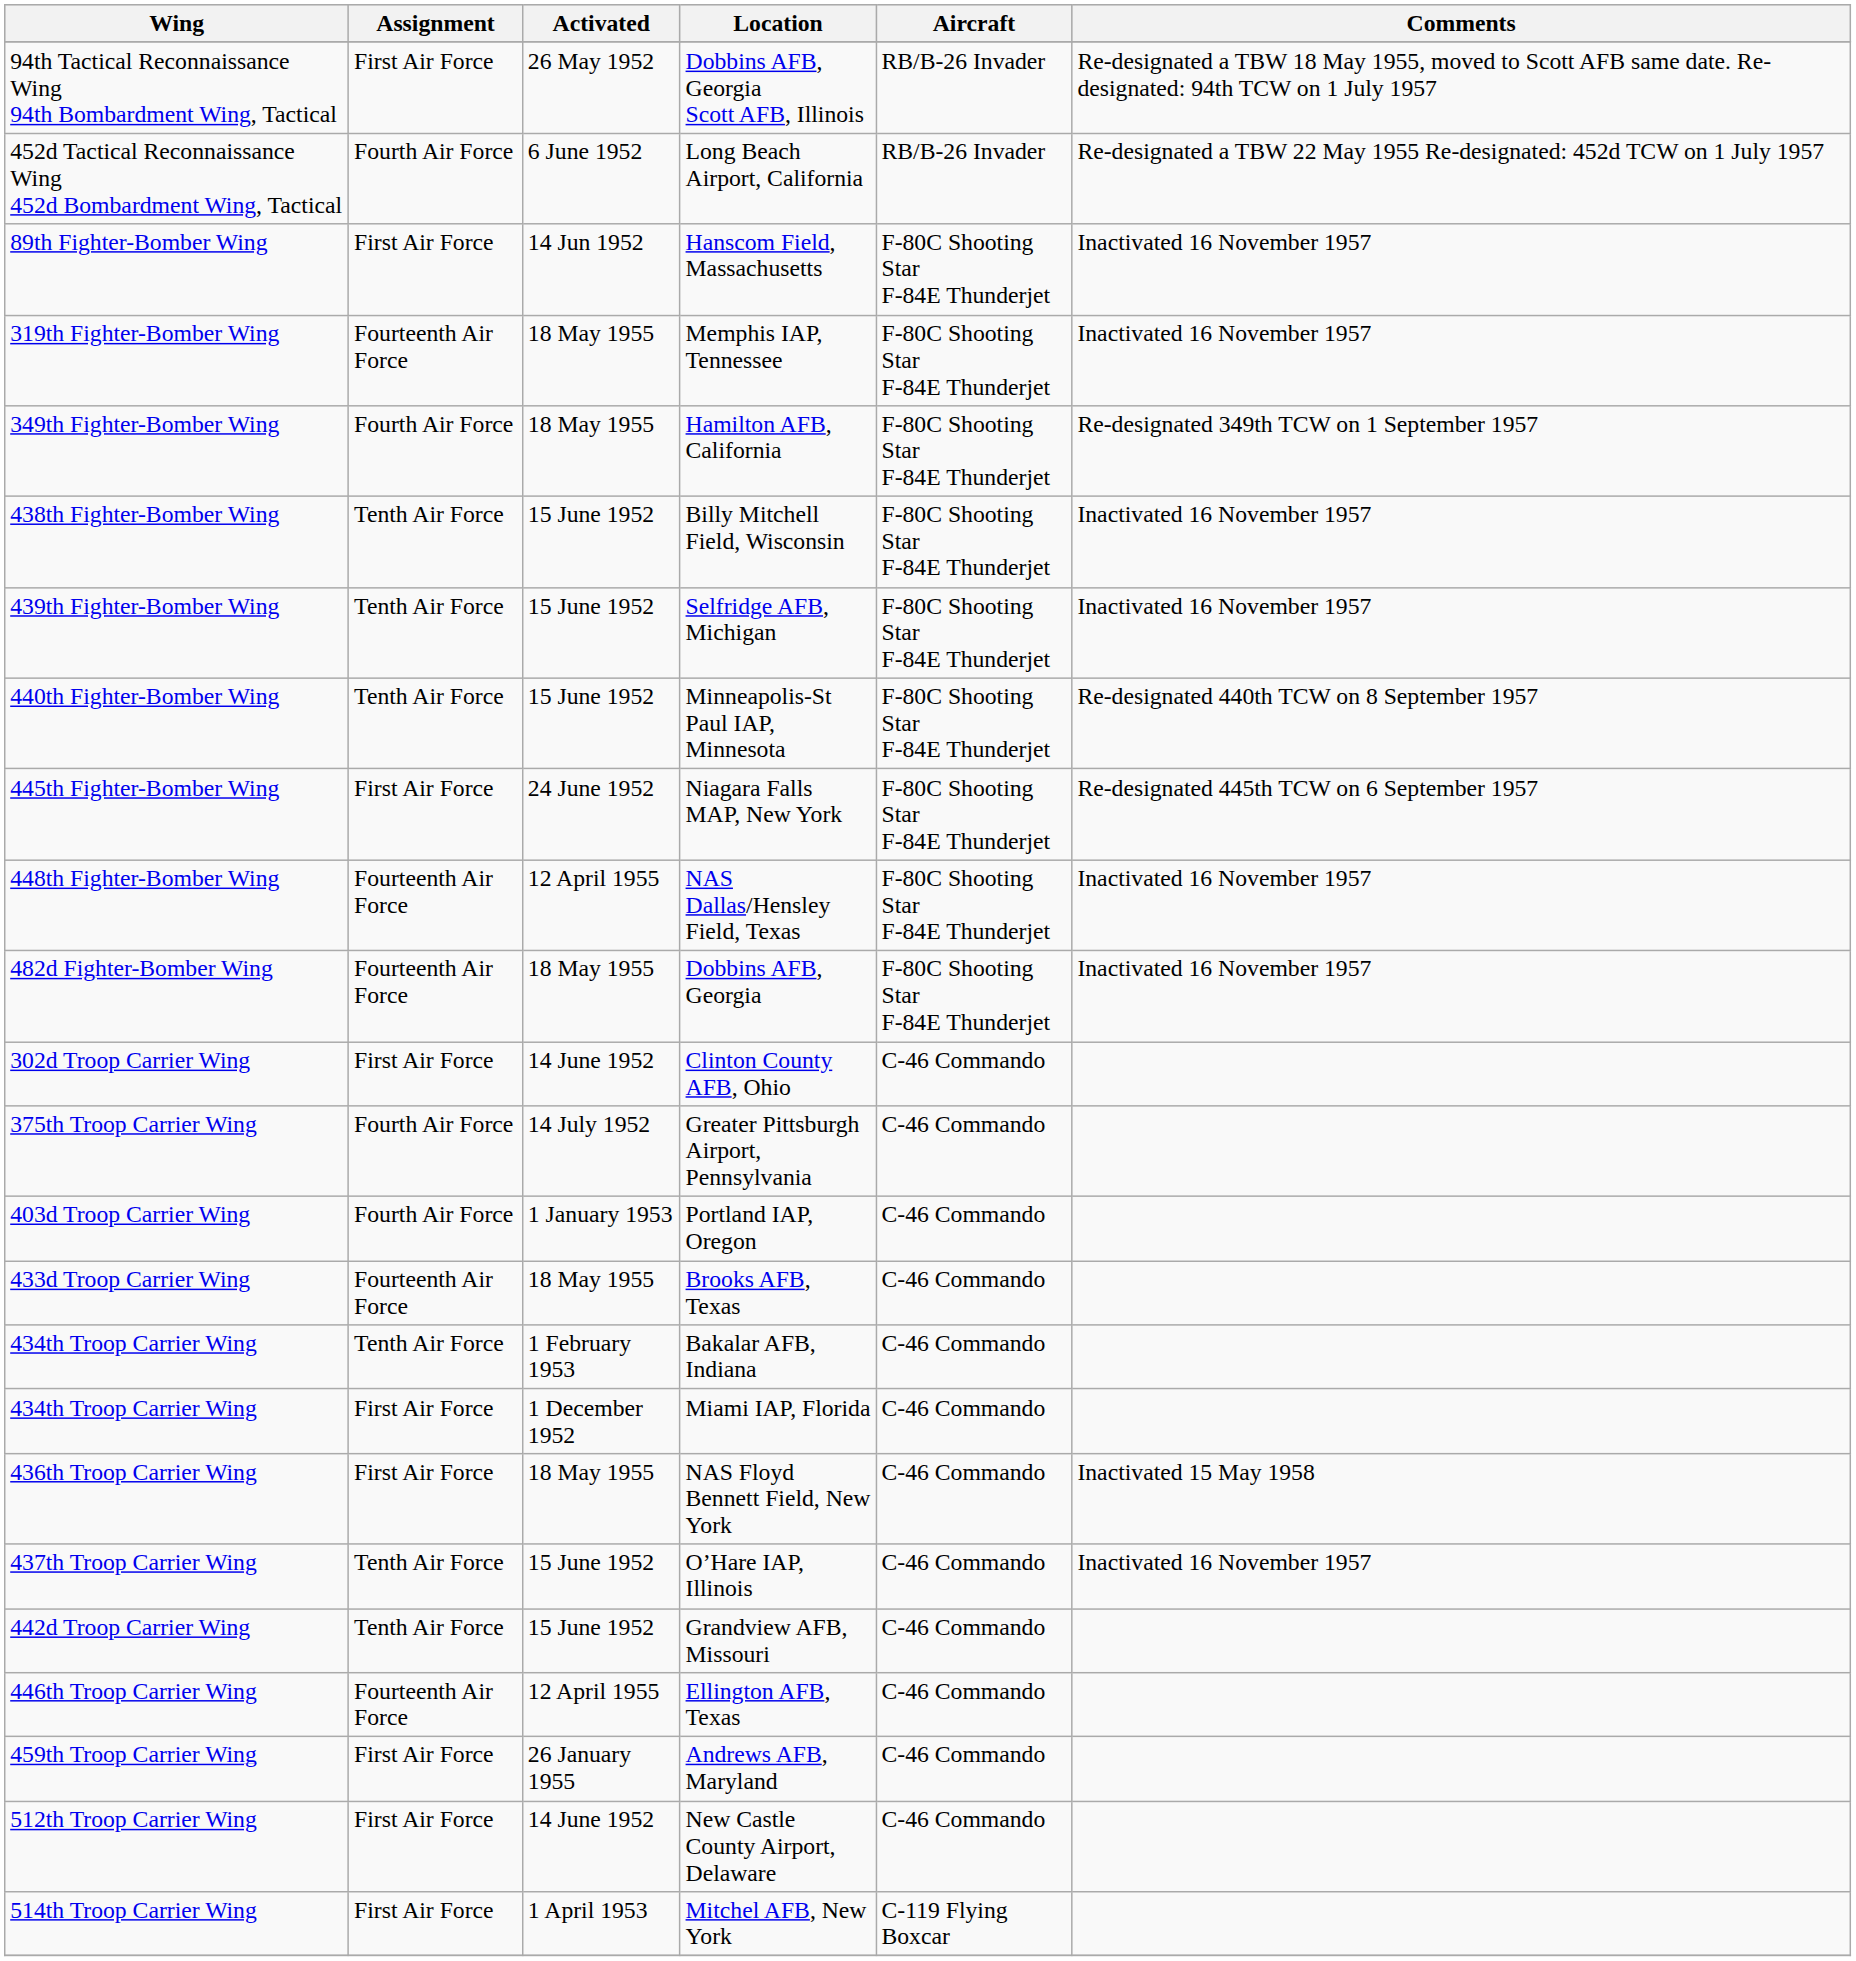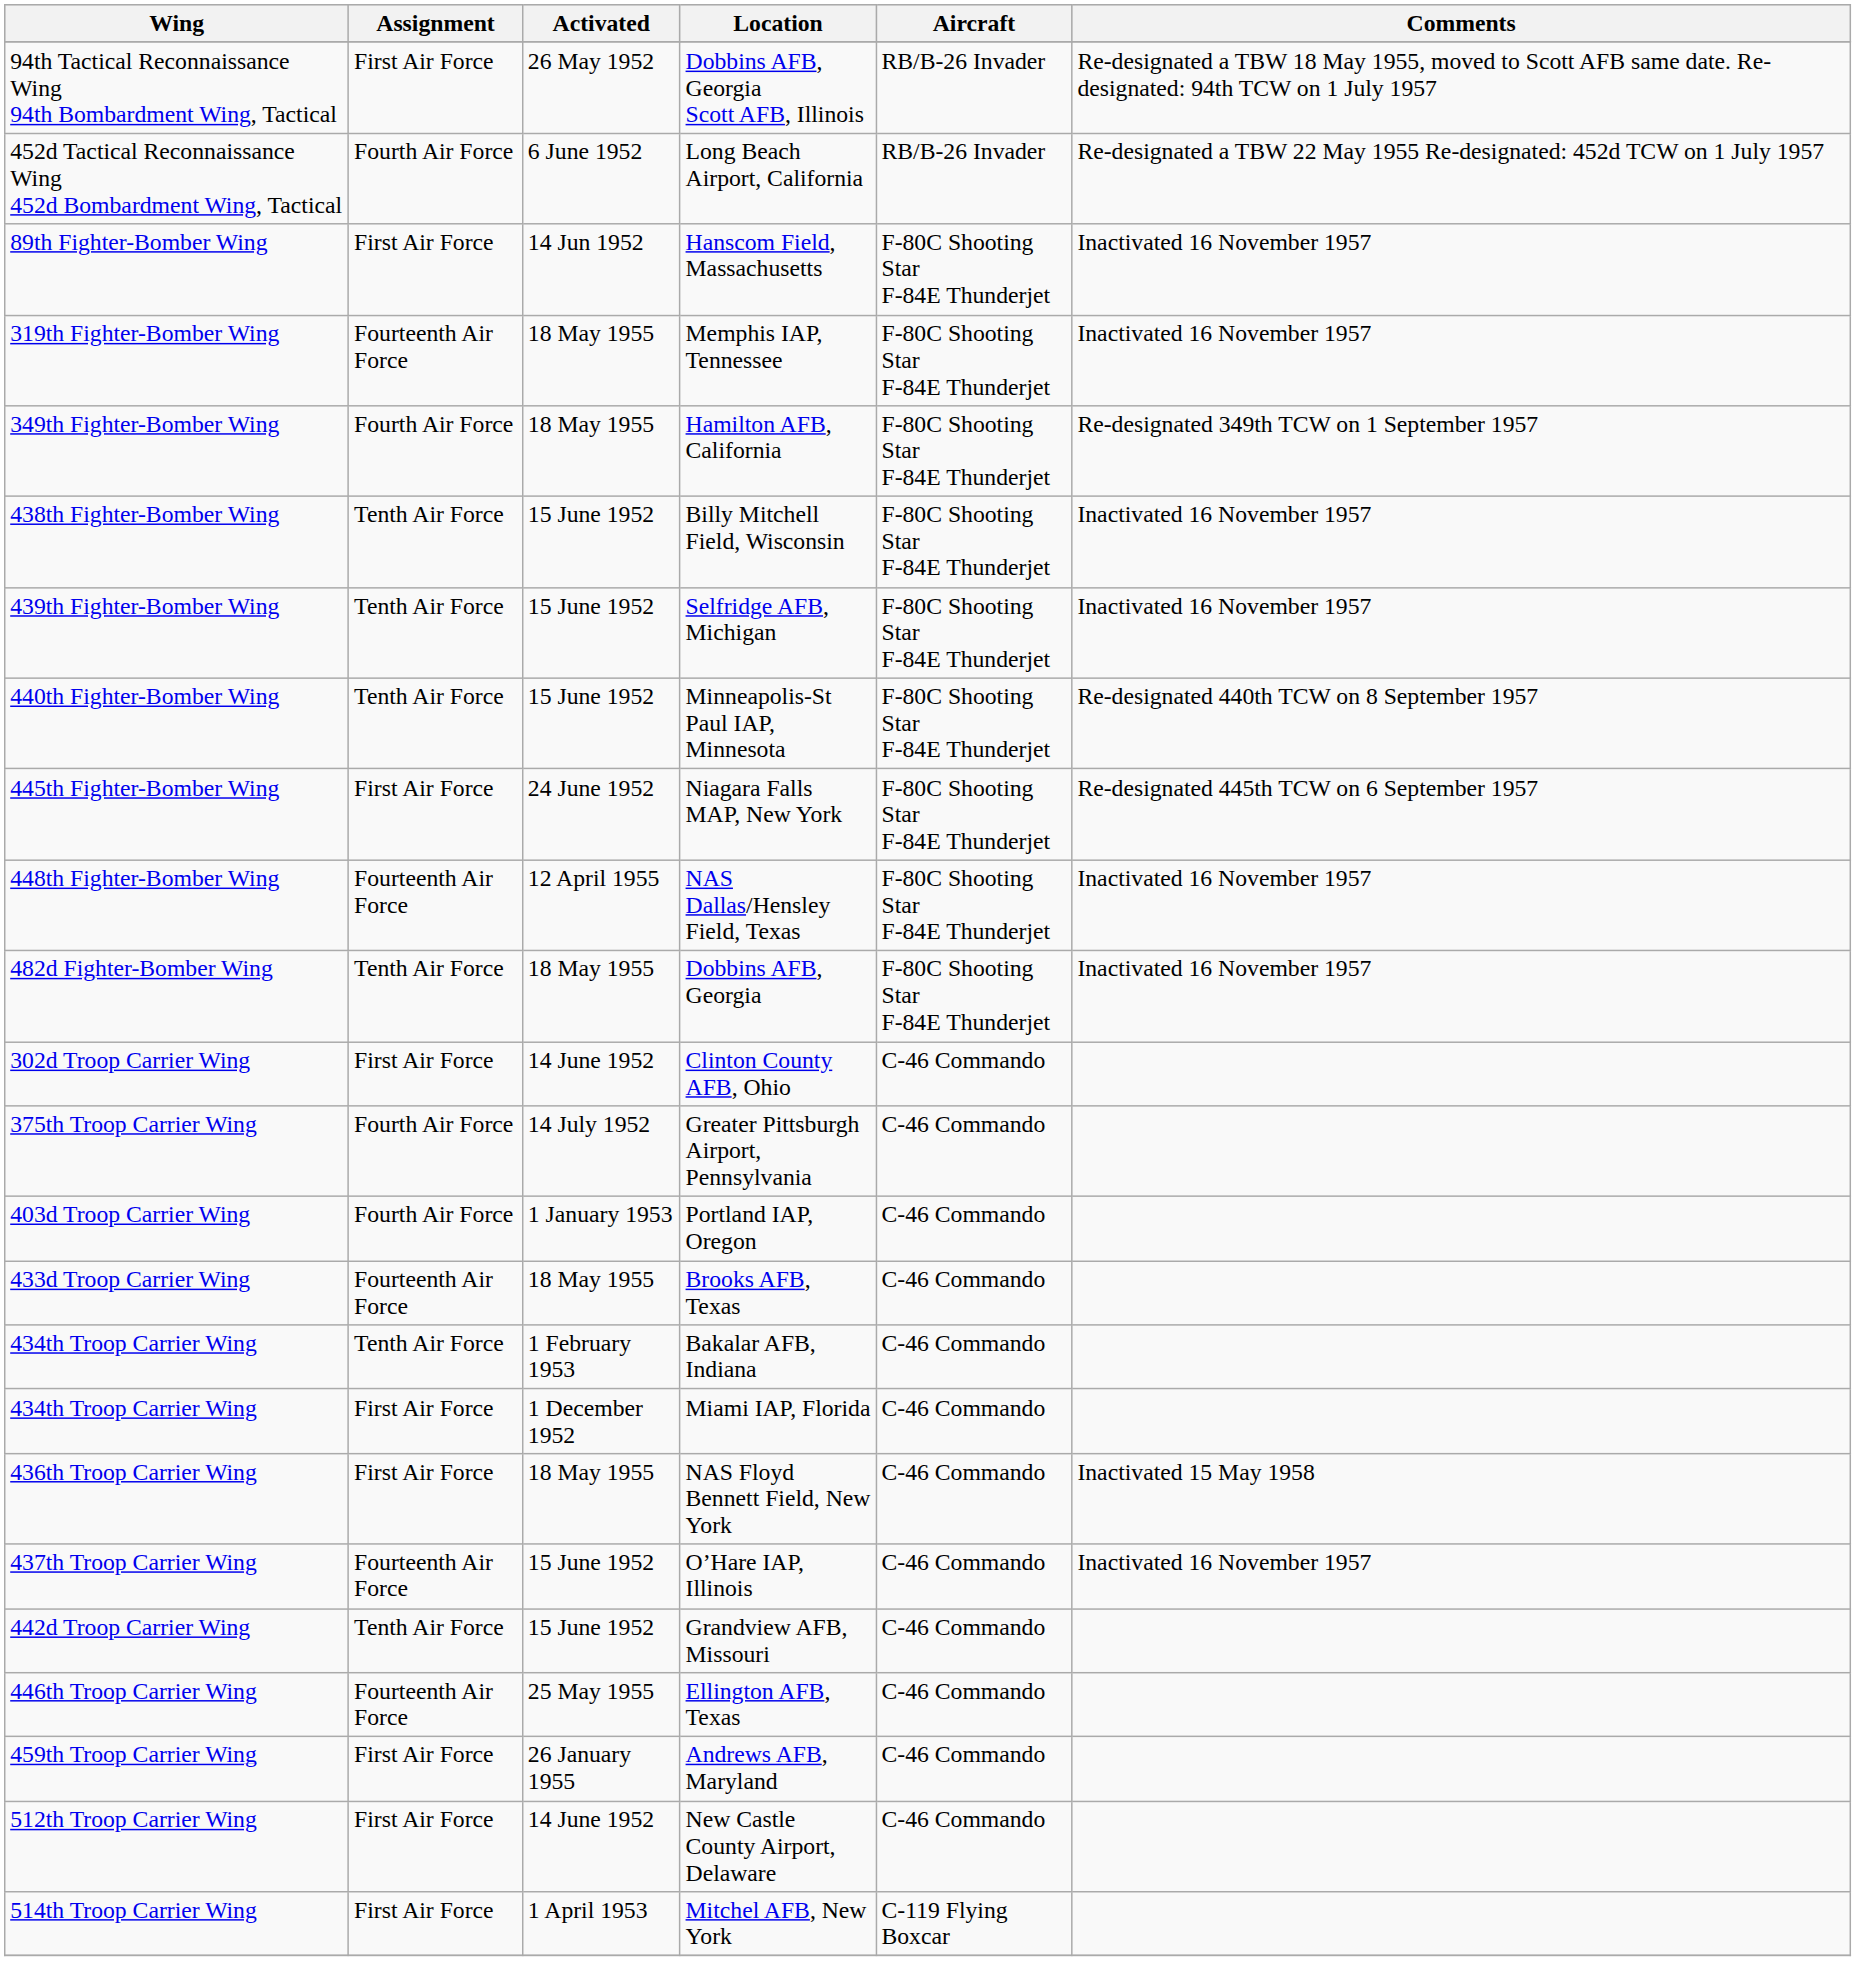(423, 982) Fourteenth Air Force -> (429, 969) Tenth Air Force
(429, 1562) Tenth Air Force -> (423, 1575) Fourteenth Air Force
(594, 1691) 12 April 1955 -> (591, 1691) 25 May 1955
